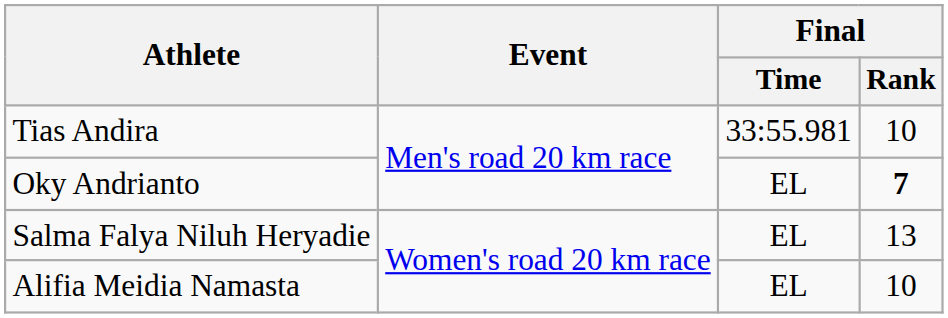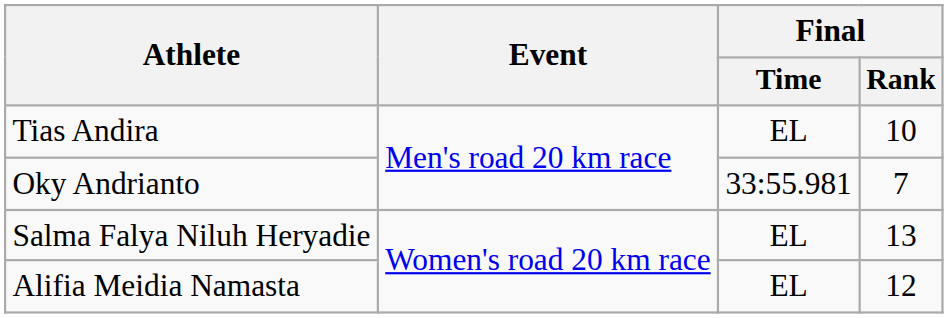(789, 131) 33:55.981 -> (789, 131) EL
(789, 183) EL -> (789, 183) 33:55.981
(901, 183) bold -> (901, 183) normal
(901, 286) 10 -> (901, 286) 12
